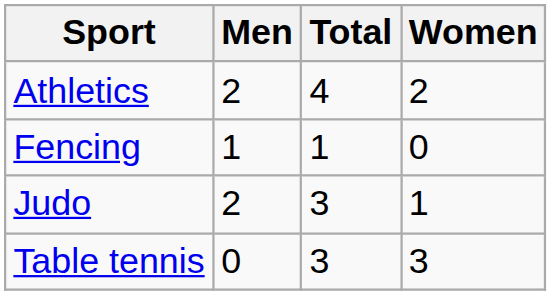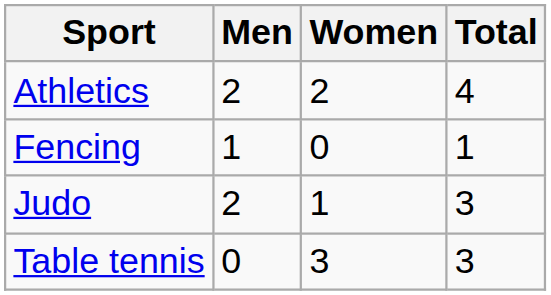columns swapped: (473, 32) <-> (351, 32)
